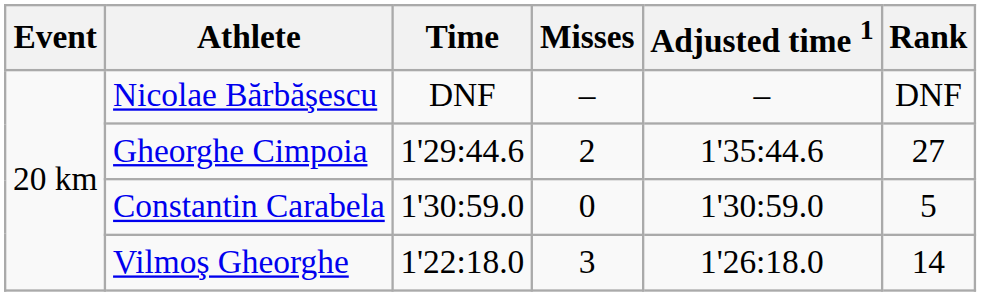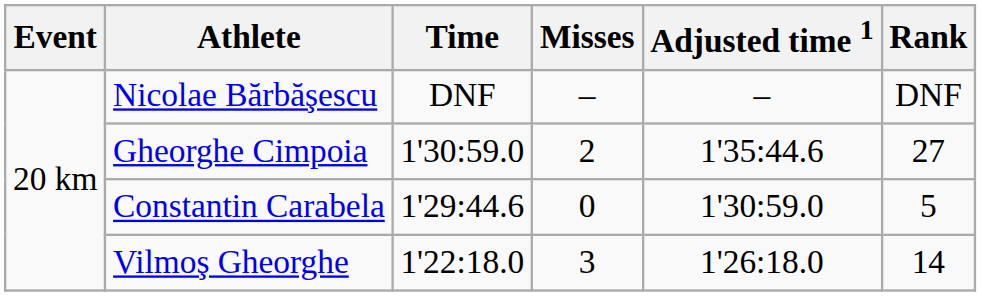(462, 151) 1'29:44.6 -> (462, 151) 1'30:59.0
(462, 206) 1'30:59.0 -> (462, 206) 1'29:44.6
